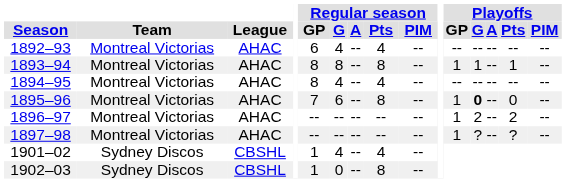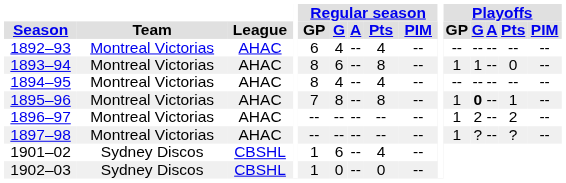(339, 65) 8 -> (339, 65) 6
(513, 65) 1 -> (513, 65) 0
(339, 100) 6 -> (339, 100) 8
(513, 100) 0 -> (513, 100) 1
(339, 152) 4 -> (339, 152) 6
(381, 169) 8 -> (381, 169) 0
